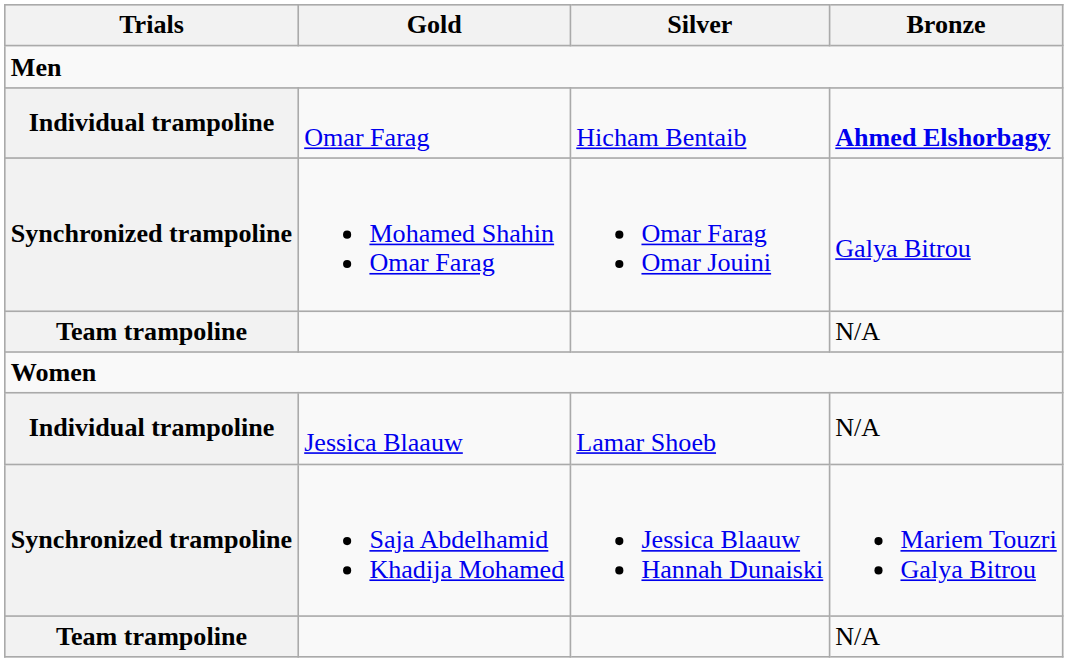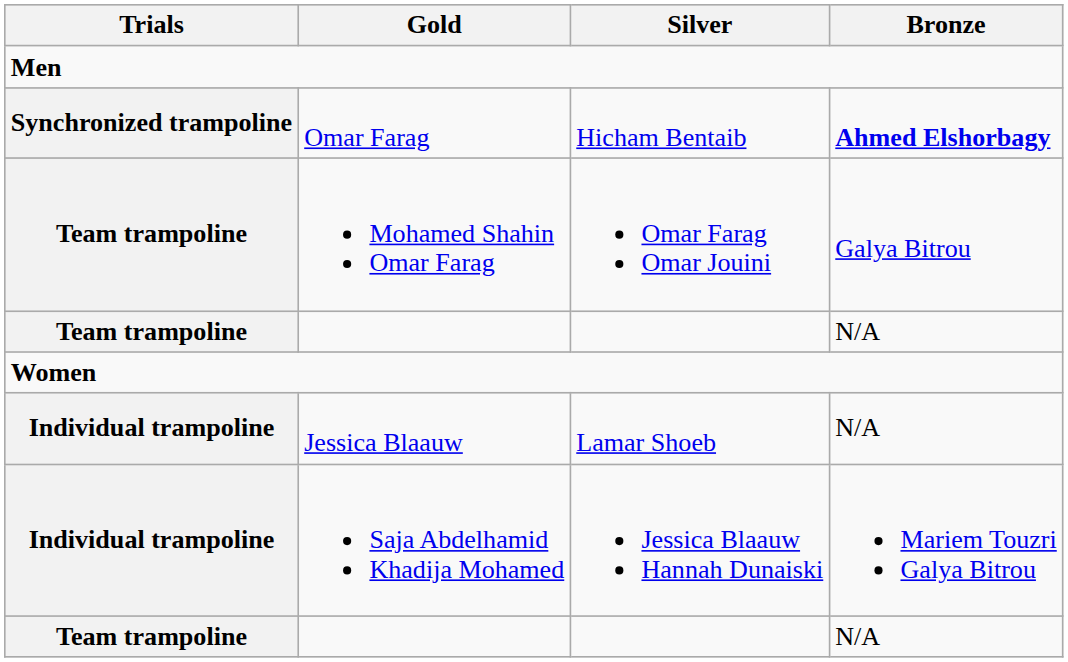(152, 122) Individual trampoline -> (152, 122) Synchronized trampoline
(152, 234) Synchronized trampoline -> (151, 234) Team trampoline
(152, 539) Synchronized trampoline -> (152, 539) Individual trampoline
